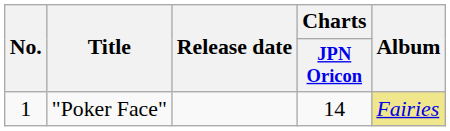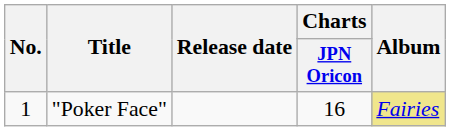(334, 108) 14 -> (334, 108) 16
